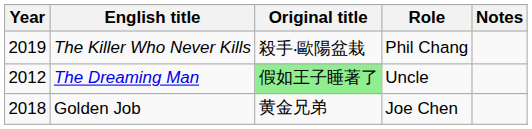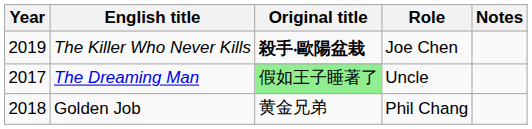(312, 48) normal -> (312, 48) bold
(427, 47) Phil Chang -> (422, 47) Joe Chen
(27, 78) 2012 -> (27, 78) 2017
(422, 108) Joe Chen -> (427, 108) Phil Chang
